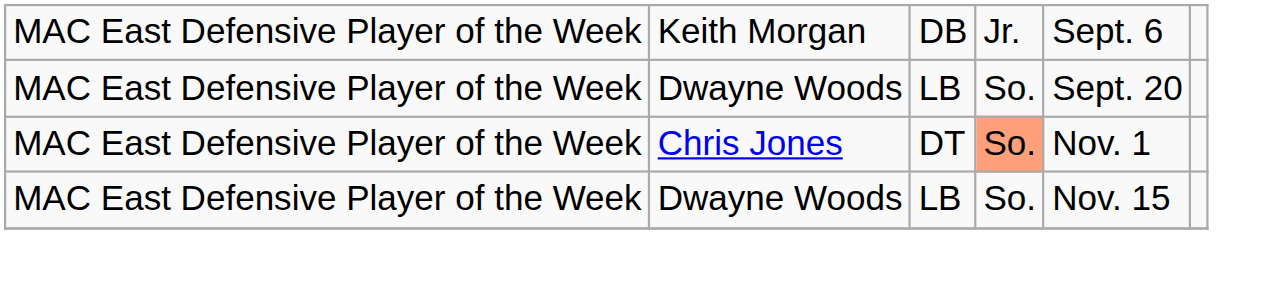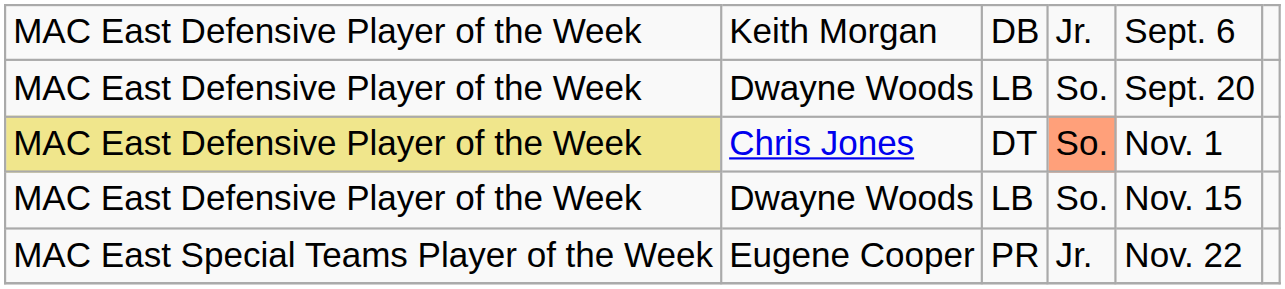(327, 143) no background -> (327, 143) khaki background
+ row: (852, 254)
